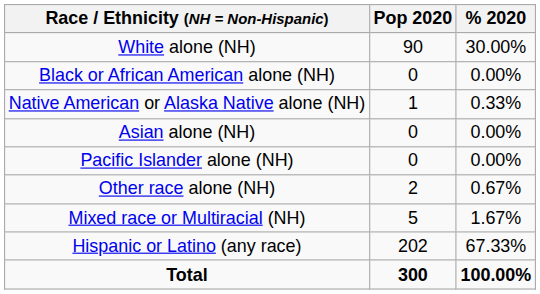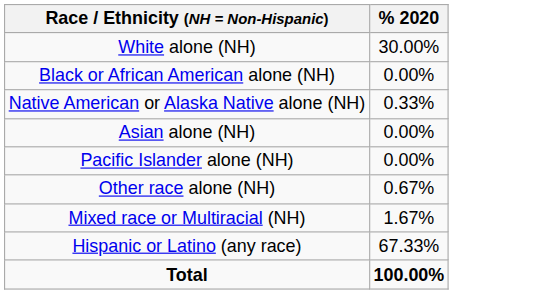- column: (413, 18)
